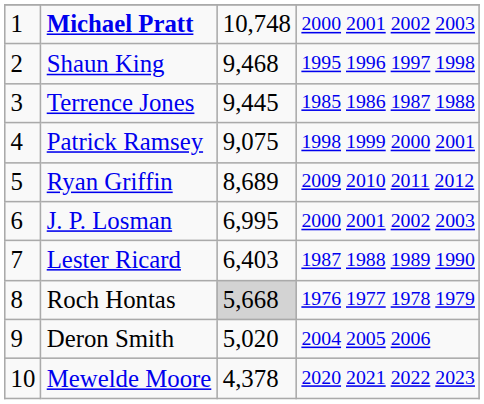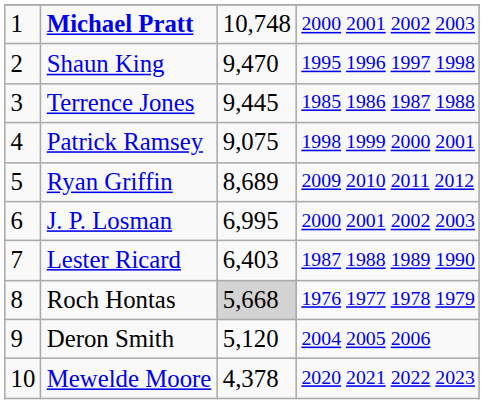(251, 63) 9,468 -> (251, 63) 9,470
(251, 338) 5,020 -> (251, 338) 5,120
